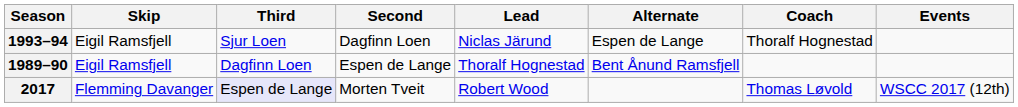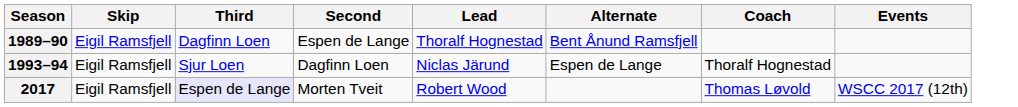rows swapped: (38, 65) <-> (38, 41)
(144, 89) Flemming Davanger -> (123, 89) Eigil Ramsfjell
